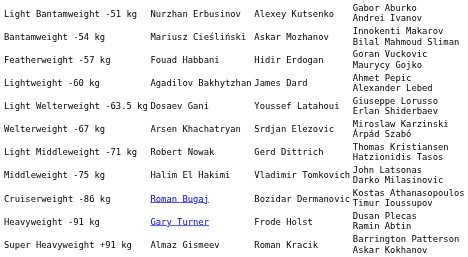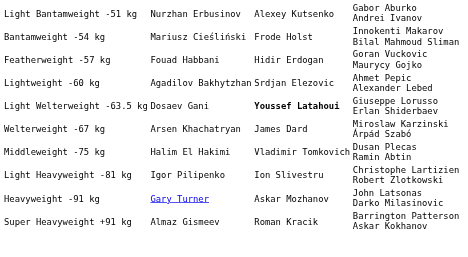(292, 36) Askar Mozhanov -> (284, 36) Frode Holst
(281, 83) James Dard -> (294, 83) Srdjan Elezovic
(297, 106) normal -> (297, 106) bold
(294, 129) Srdjan Elezovic -> (281, 129) James Dard
- row: (71, 152)
(398, 175) John Latsonas Darko Milasinovic -> (385, 152) Dusan Plecas Ramin Abtin
+ row: (68, 175)
- row: (57, 198)
(284, 221) Frode Holst -> (292, 198) Askar Mozhanov
(385, 221) Dusan Plecas Ramin Abtin -> (398, 198) John Latsonas Darko Milasinovic
